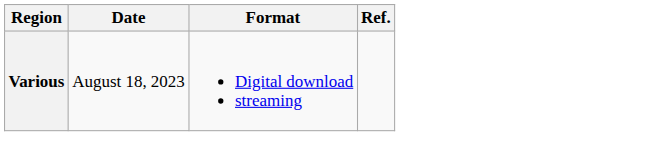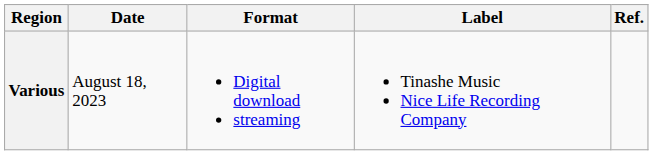+ column: (482, 17)
